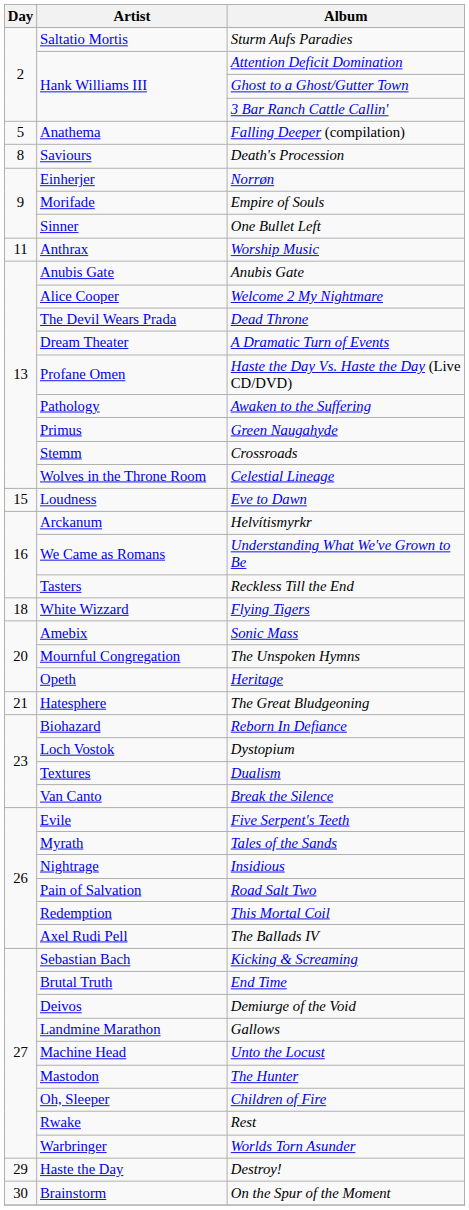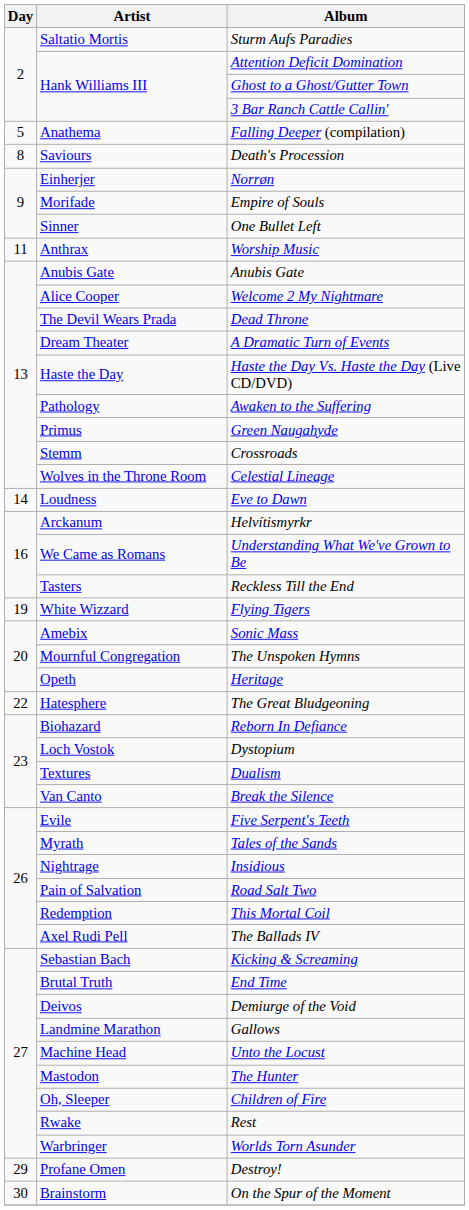(83, 374) Profane Omen -> (82, 374) Haste the Day
(21, 499) 15 -> (21, 499) 14
(21, 609) 18 -> (21, 609) 19
(21, 702) 21 -> (21, 702) 22
(82, 1169) Haste the Day -> (83, 1169) Profane Omen
